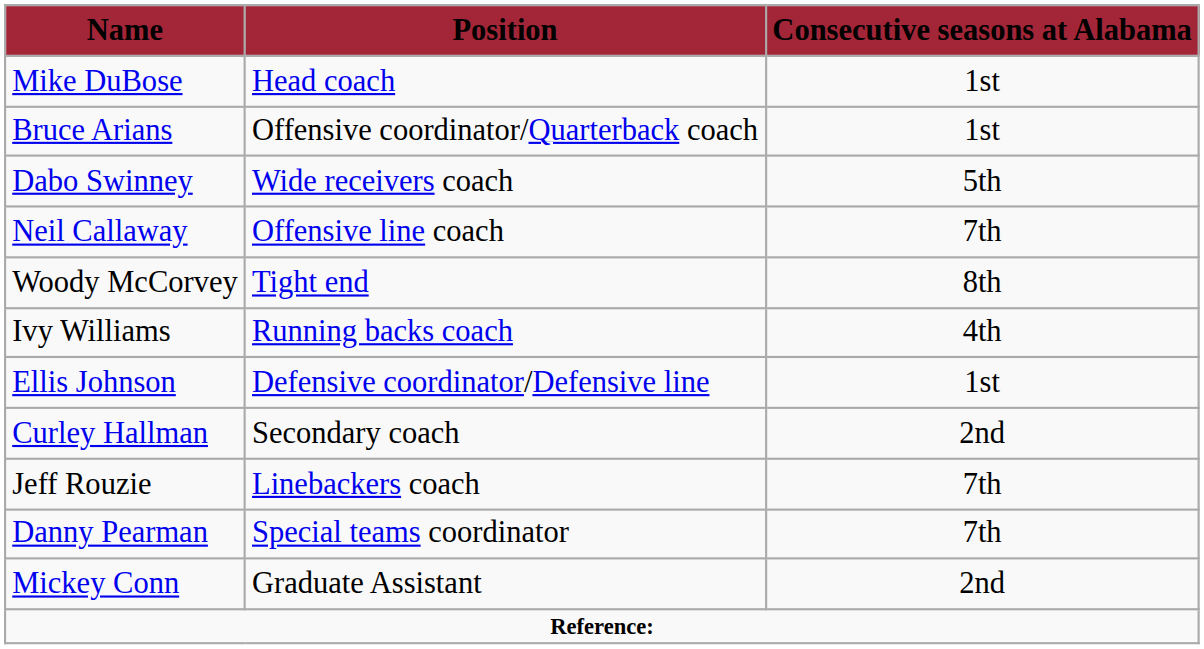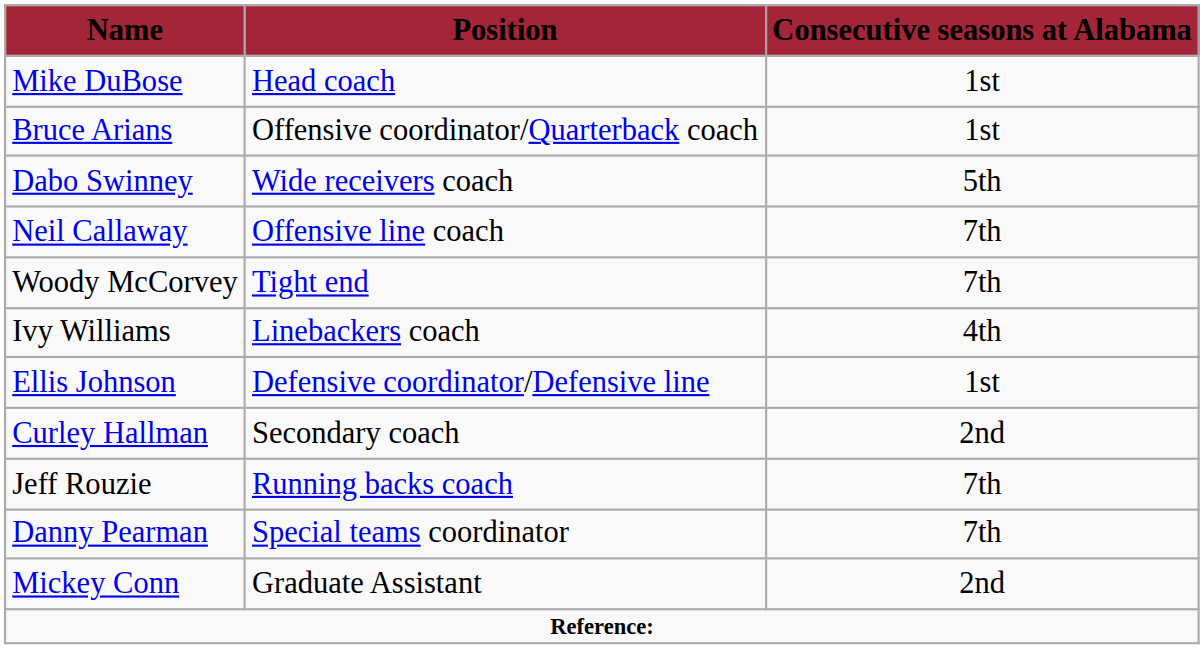(982, 281) 8th -> (982, 281) 7th
(382, 332) Running backs coach -> (366, 332) Linebackers coach
(366, 483) Linebackers coach -> (382, 483) Running backs coach
